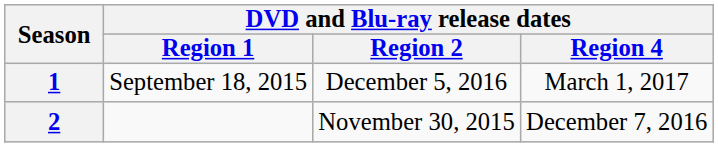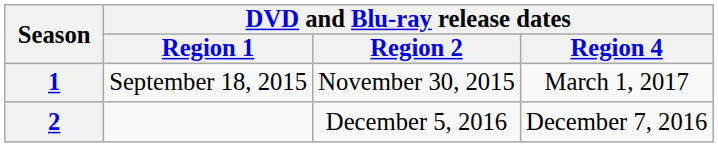(417, 82) December 5, 2016 -> (417, 82) November 30, 2015
(417, 121) November 30, 2015 -> (417, 121) December 5, 2016
